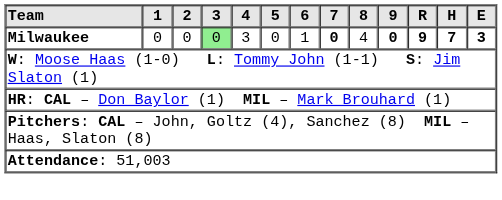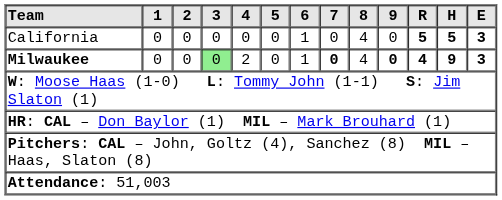+ row: (53, 38)
(246, 38) 3 -> (246, 60) 2
(422, 38) 9 -> (422, 60) 4
(452, 38) 7 -> (452, 60) 9
